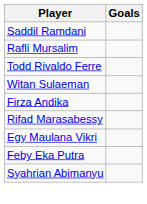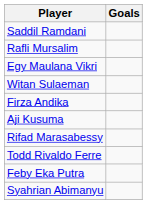rows swapped: (54, 66) <-> (52, 137)
+ row: (35, 119)
